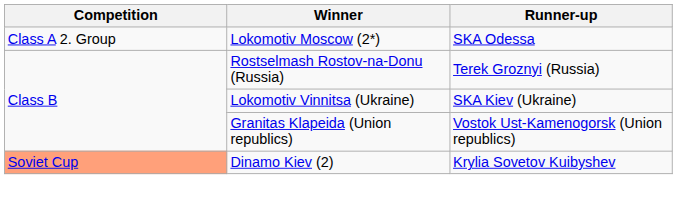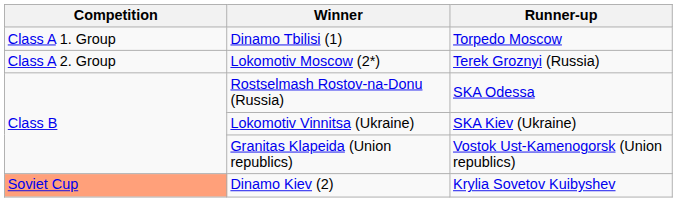+ row: (286, 38)
(494, 38) SKA Odessa -> (526, 61) Terek Groznyi (Russia)
(526, 69) Terek Groznyi (Russia) -> (494, 92) SKA Odessa
